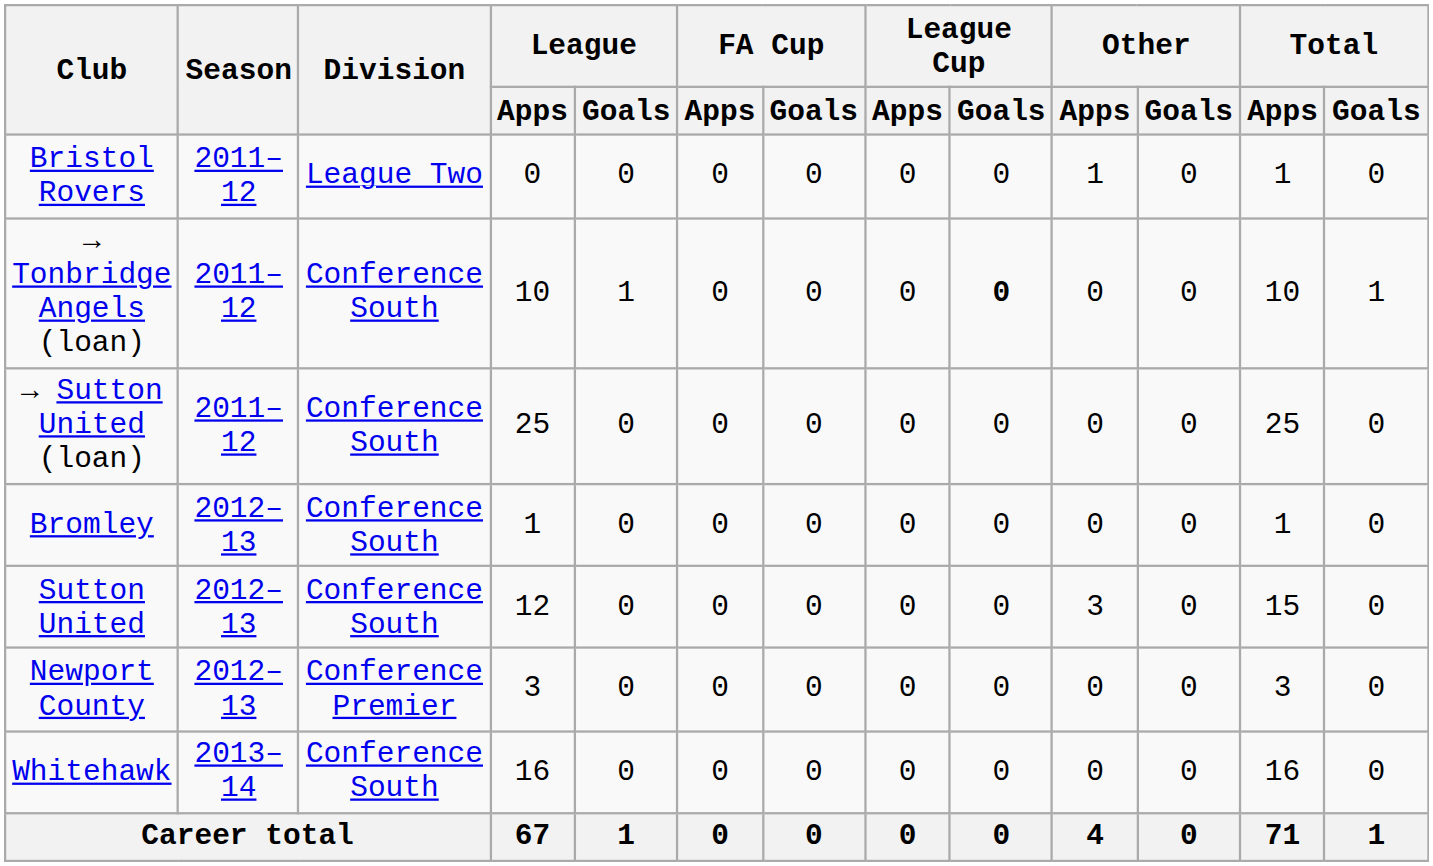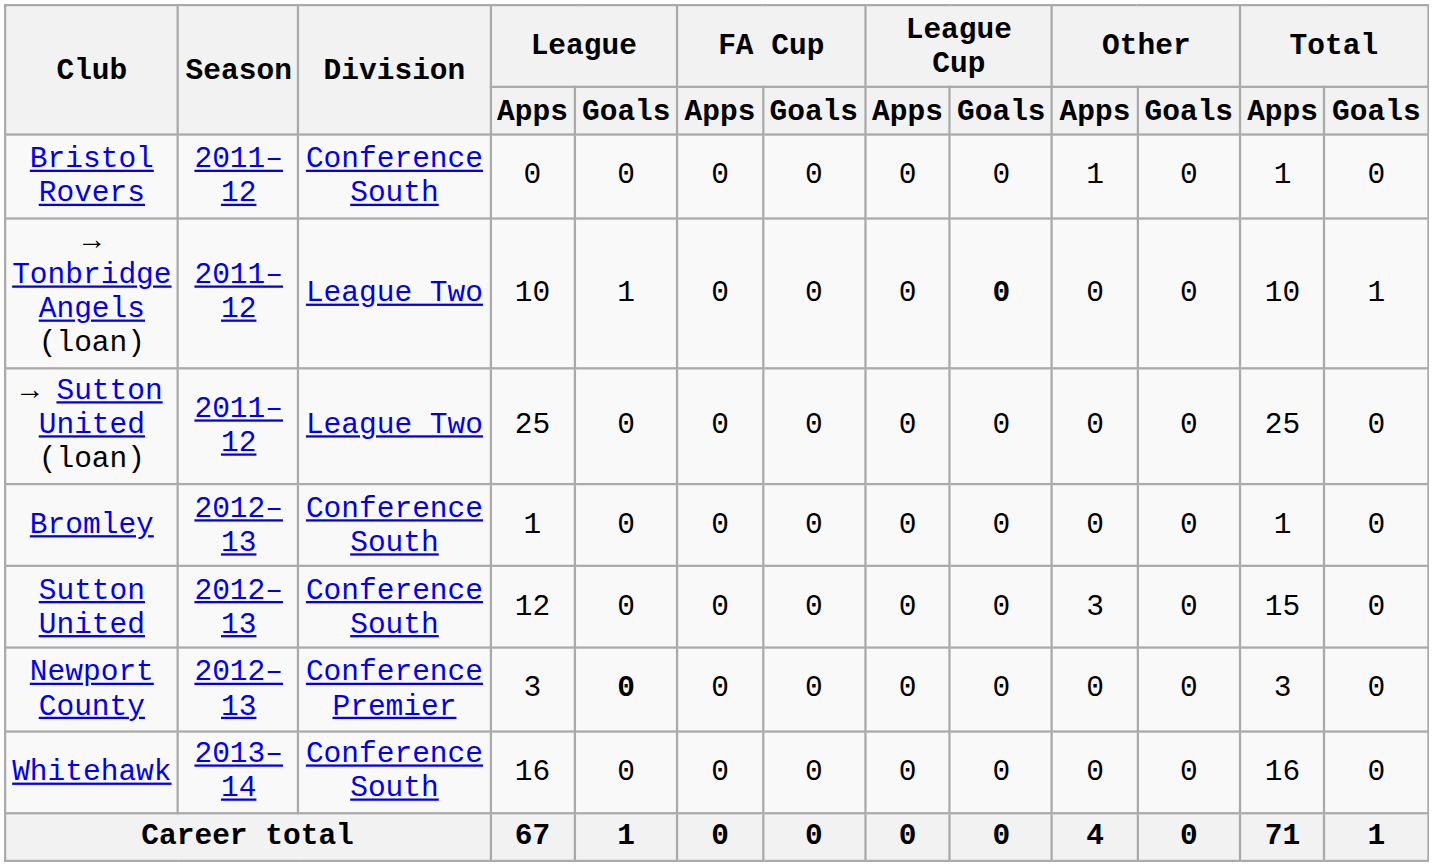(394, 176) League Two -> (394, 176) Conference South
(394, 293) Conference South -> (394, 293) League Two
(394, 426) Conference South -> (394, 426) League Two
(626, 689) normal -> (626, 689) bold
